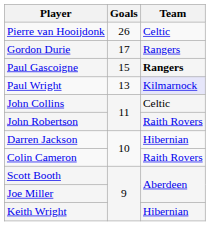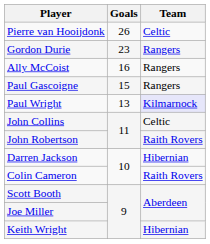(124, 49) 17 -> (124, 49) 23
+ row: (38, 67)
(163, 67) bold -> (162, 85) normal
